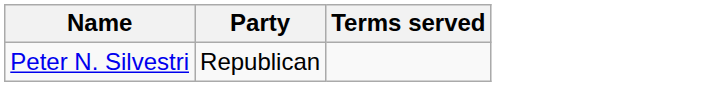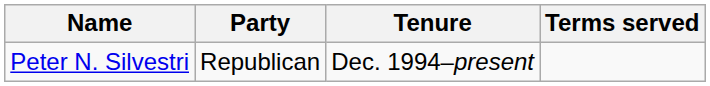+ column: (433, 23)
